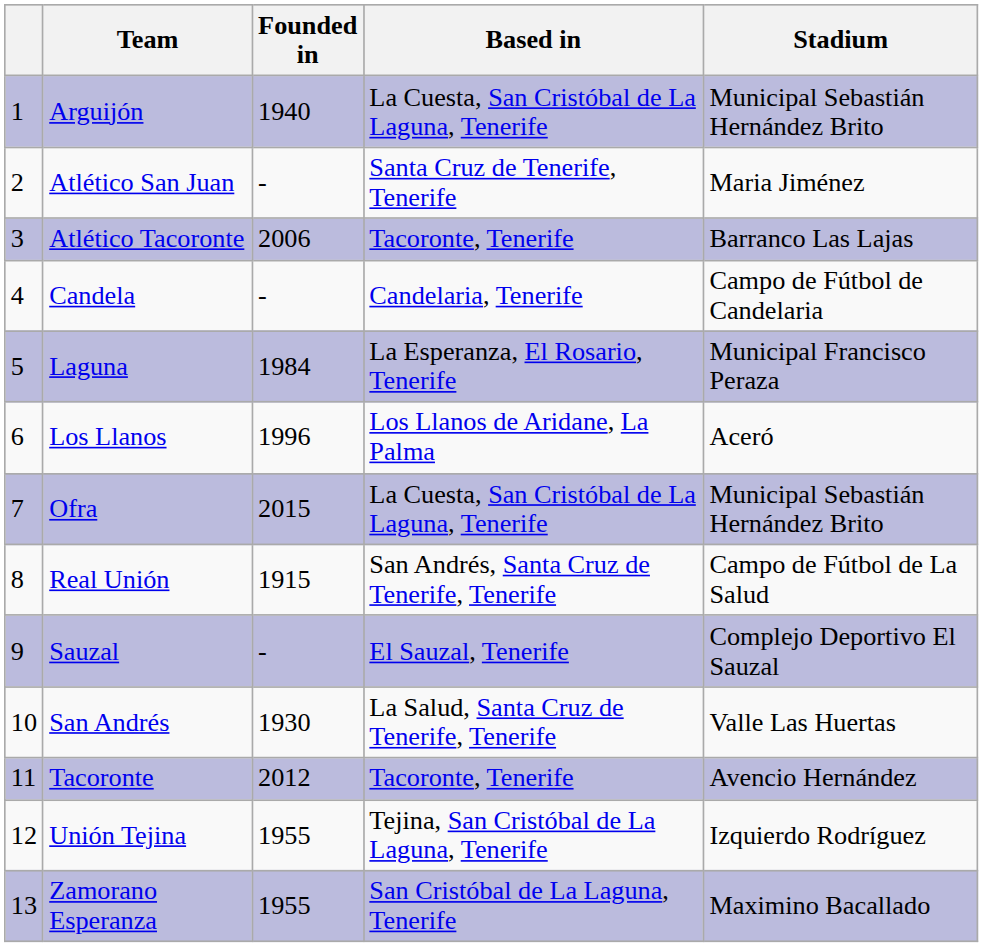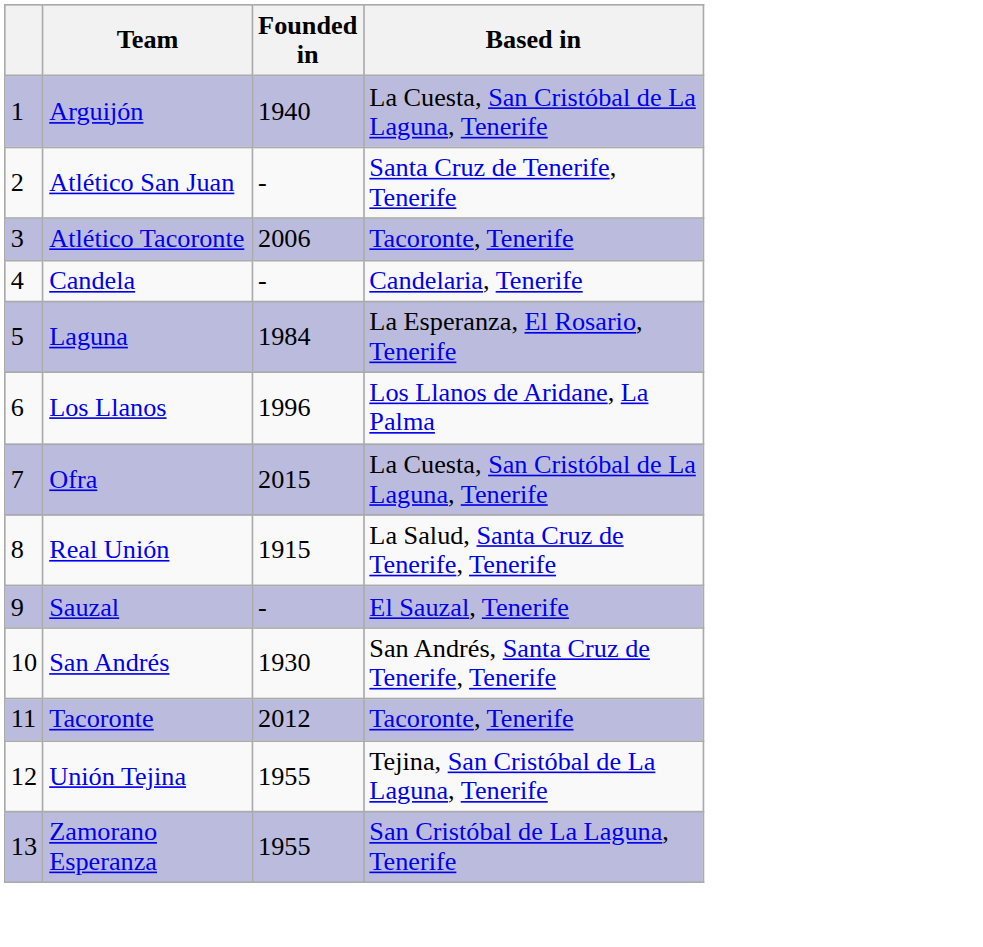- column: (841, 40)
(510, 579) San Andrés, Santa Cruz de Tenerife, Tenerife -> (497, 550) La Salud, Santa Cruz de Tenerife, Tenerife
(497, 721) La Salud, Santa Cruz de Tenerife, Tenerife -> (510, 662) San Andrés, Santa Cruz de Tenerife, Tenerife
